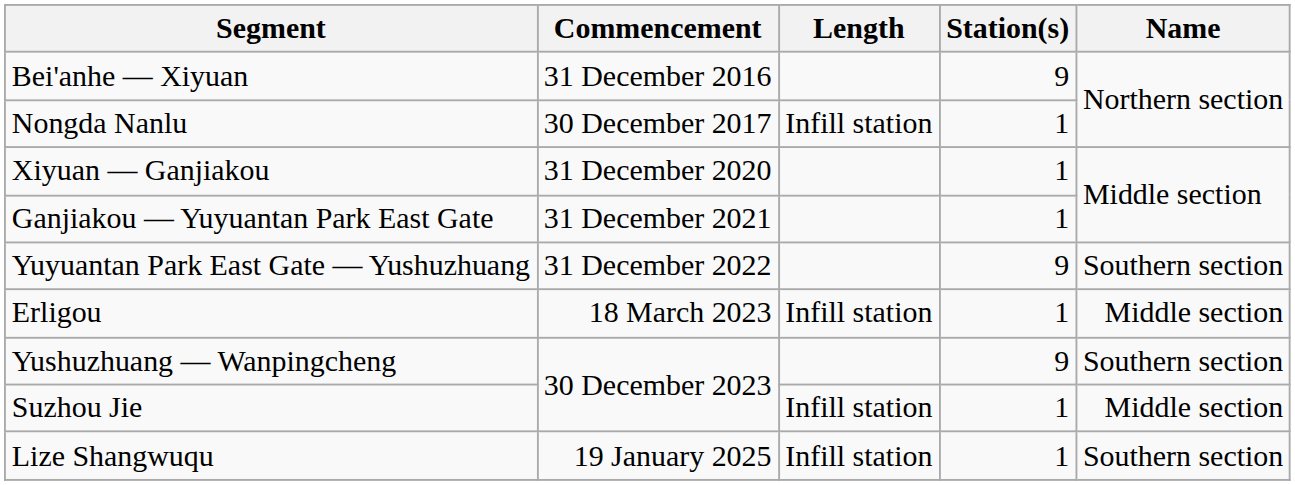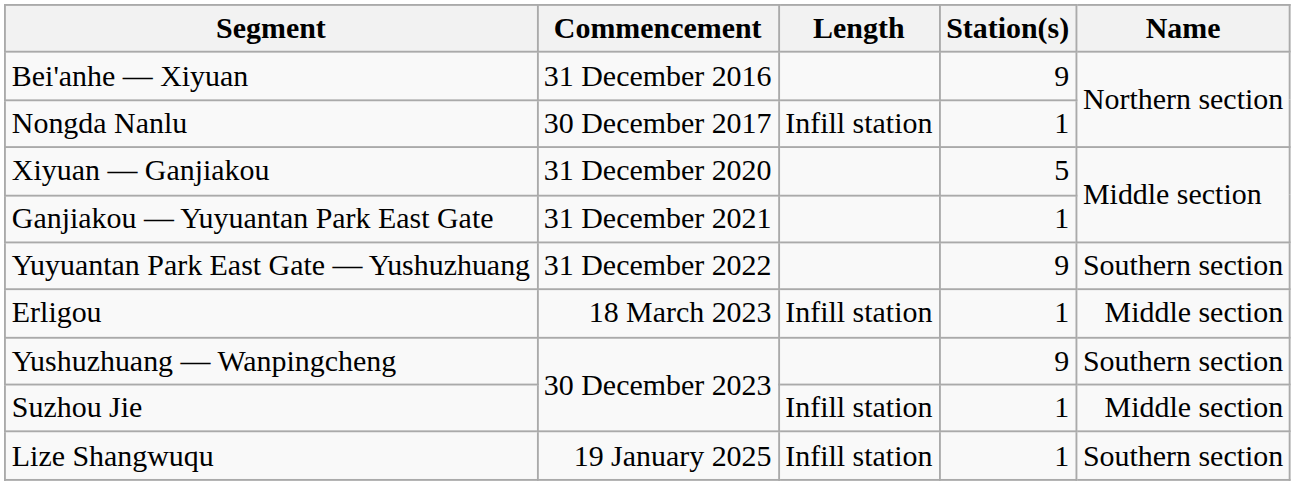(1062, 170) 1 -> (1062, 170) 5
